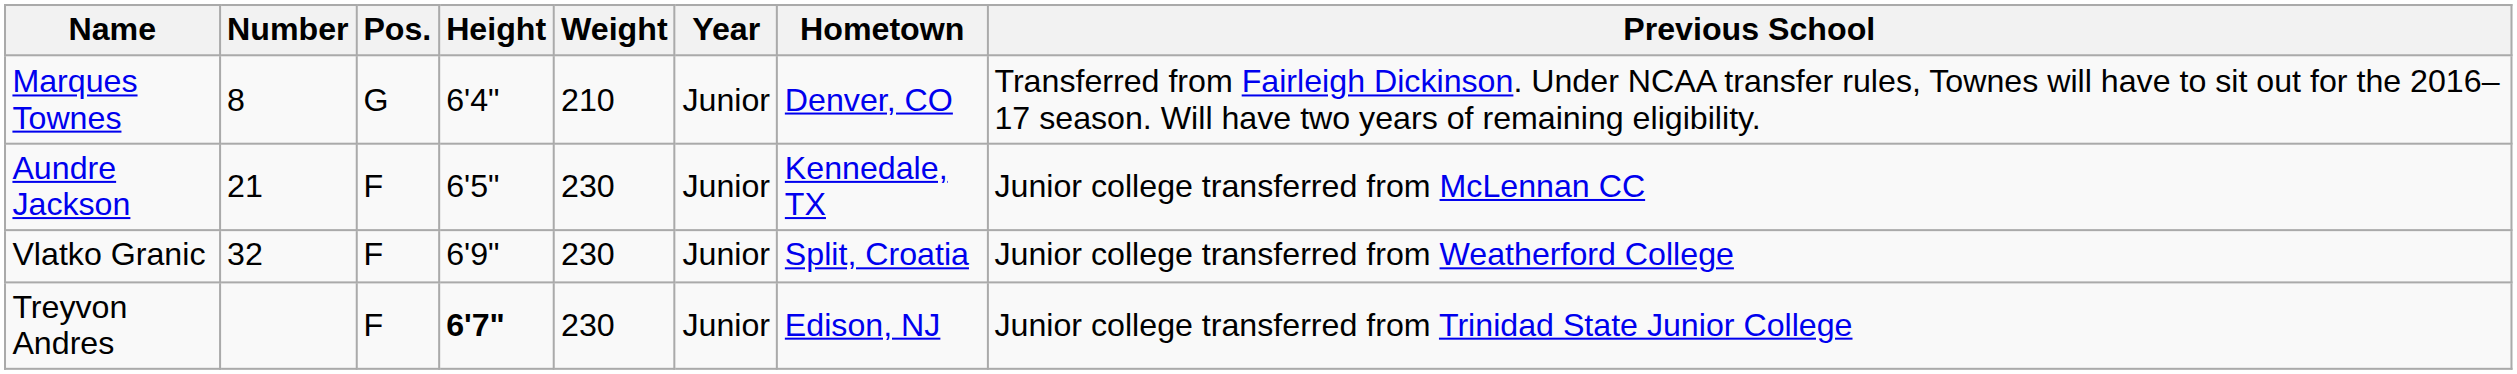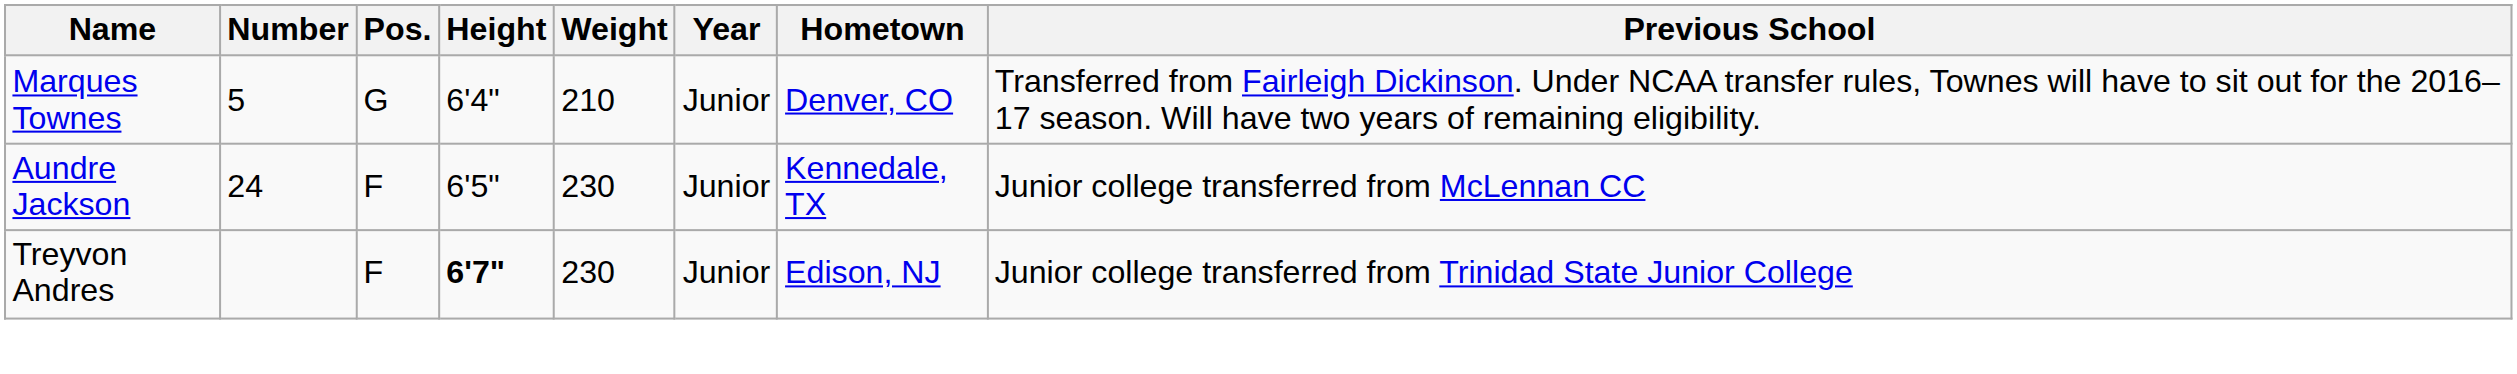(236, 99) 8 -> (236, 99) 5
(245, 186) 21 -> (245, 186) 24
- row: (109, 255)
